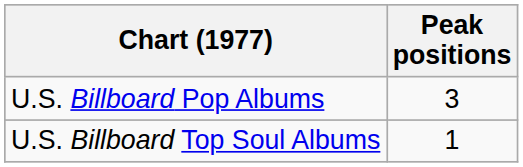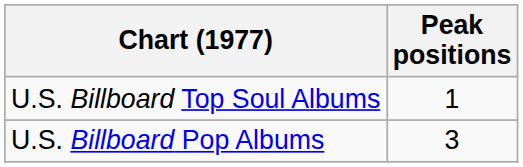rows swapped: (168, 98) <-> (196, 140)
